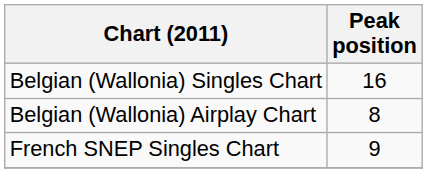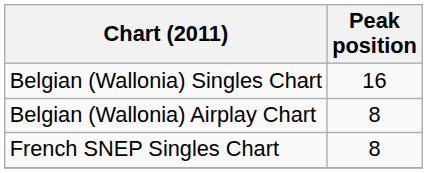(374, 149) 9 -> (374, 149) 8
